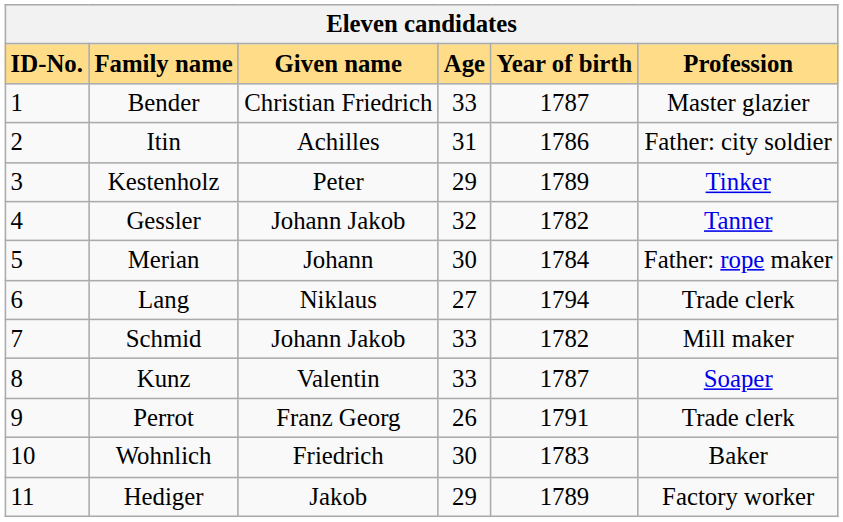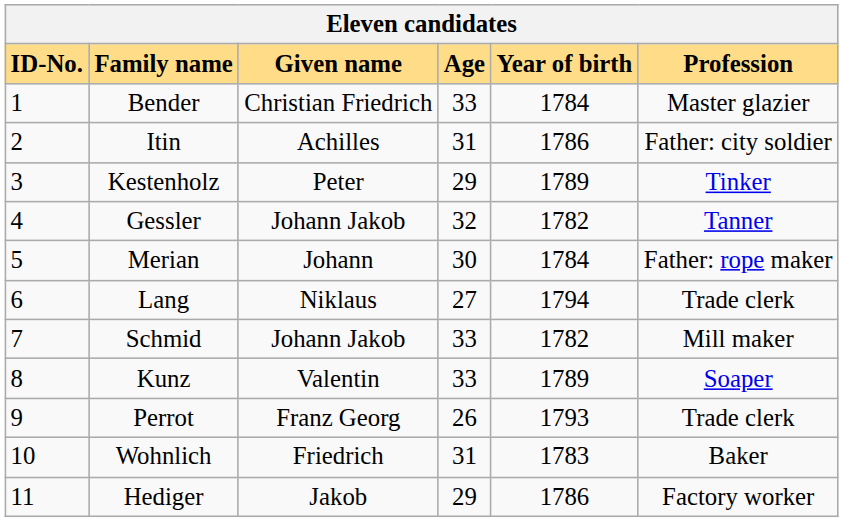(564, 102) 1787 -> (564, 102) 1784
(564, 378) 1787 -> (564, 378) 1789
(564, 417) 1791 -> (564, 417) 1793
(464, 456) 30 -> (464, 456) 31
(564, 496) 1789 -> (564, 496) 1786
